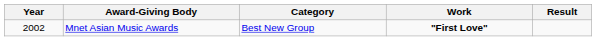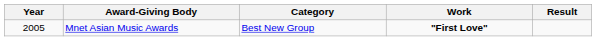(34, 28) 2002 -> (34, 28) 2005
